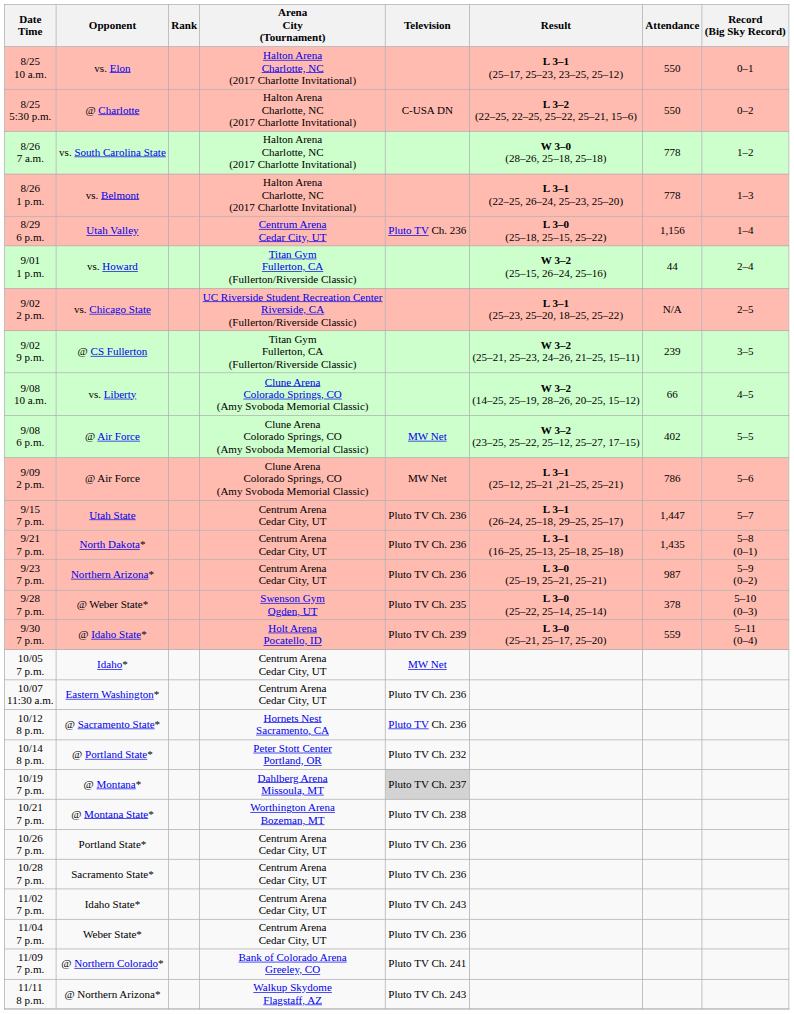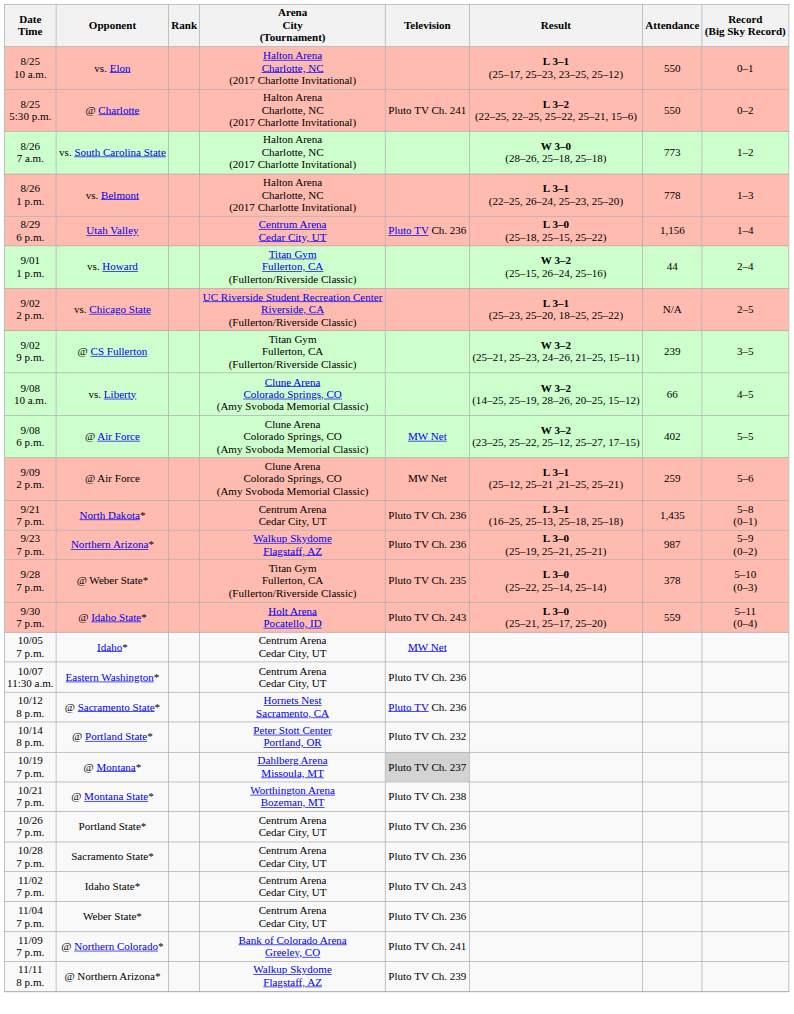(427, 110) C-USA DN -> (427, 110) Pluto TV Ch. 241
(672, 152) 778 -> (672, 152) 773
(672, 479) 786 -> (672, 479) 259
- row: (30, 515)
(293, 575) Centrum Arena Cedar City, UT -> (293, 545) Walkup Skydome Flagstaff, AZ
(293, 605) Swenson Gym Ogden, UT -> (293, 581) Titan Gym Fullerton, CA (Fullerton/Riverside Classic)
(427, 634) Pluto TV Ch. 239 -> (427, 617) Pluto TV Ch. 243
(427, 994) Pluto TV Ch. 243 -> (427, 976) Pluto TV Ch. 239
